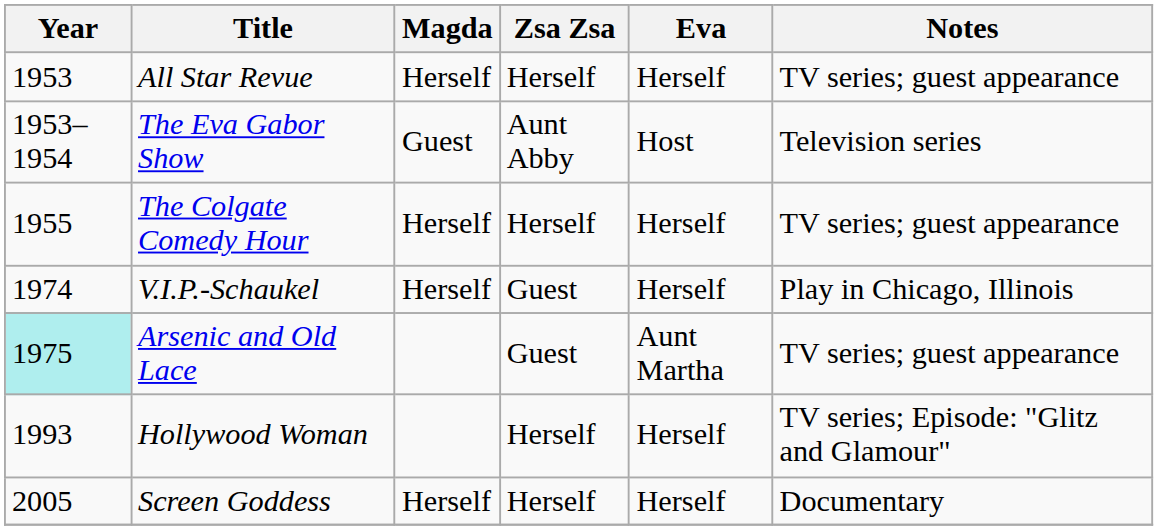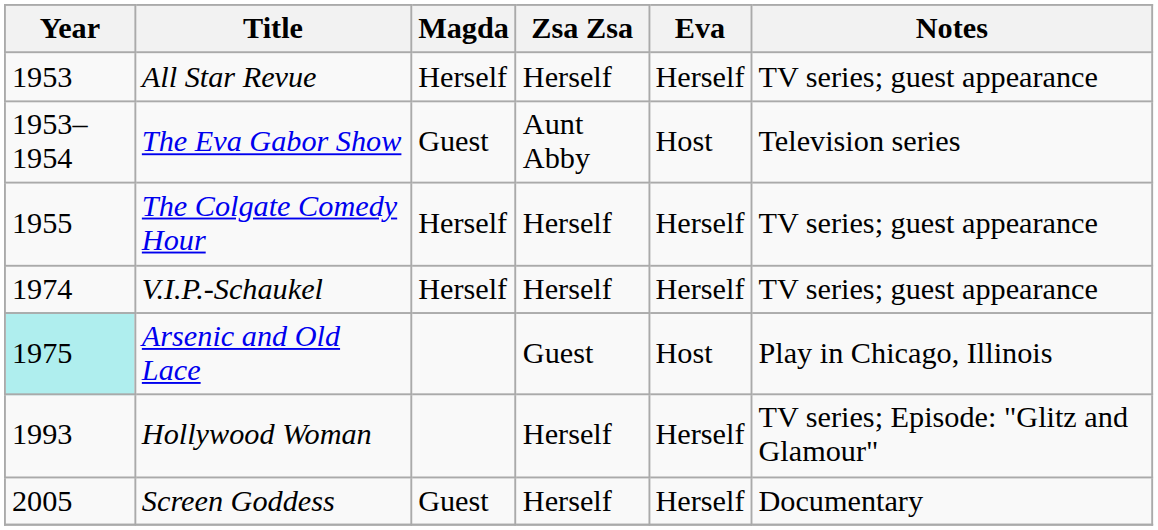(542, 288) Guest -> (567, 288) Herself
(927, 288) Play in Chicago, Illinois -> (928, 288) TV series; guest appearance
(680, 353) Aunt Martha -> (684, 353) Host
(949, 353) TV series; guest appearance -> (905, 353) Play in Chicago, Illinois
(446, 500) Herself -> (453, 500) Guest
